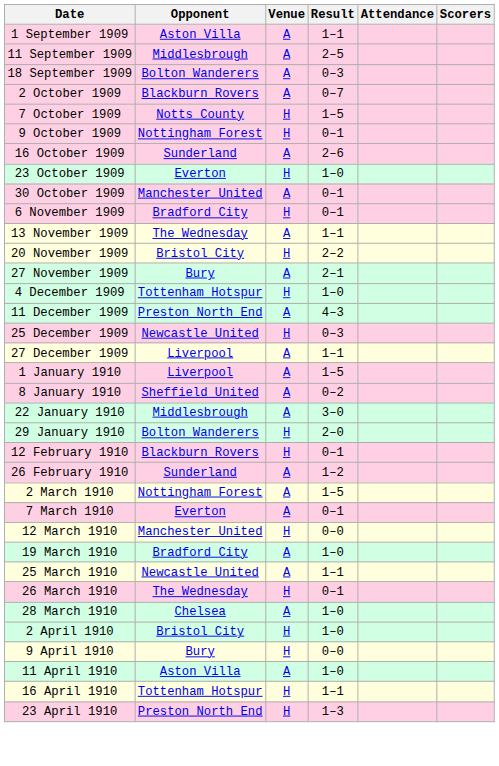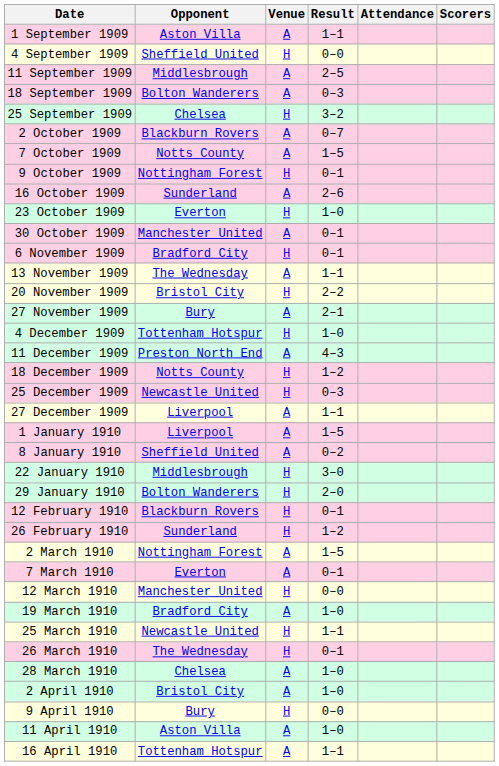+ row: (70, 54)
+ row: (70, 114)
(287, 114) H -> (287, 154) A
+ row: (70, 373)
(287, 413) A -> (287, 473) H
(287, 473) A -> (287, 532) H
(287, 572) A -> (287, 632) H
(287, 632) H -> (287, 692) A
(287, 692) H -> (287, 751) A
- row: (70, 711)
